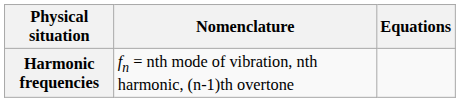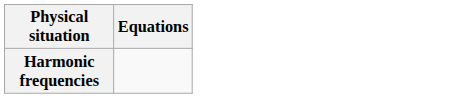- column: (245, 26)
